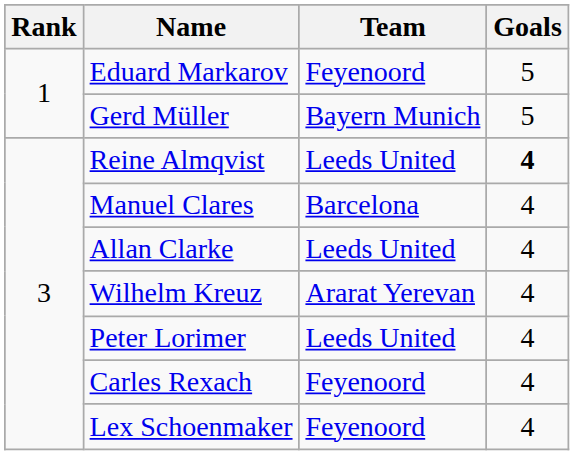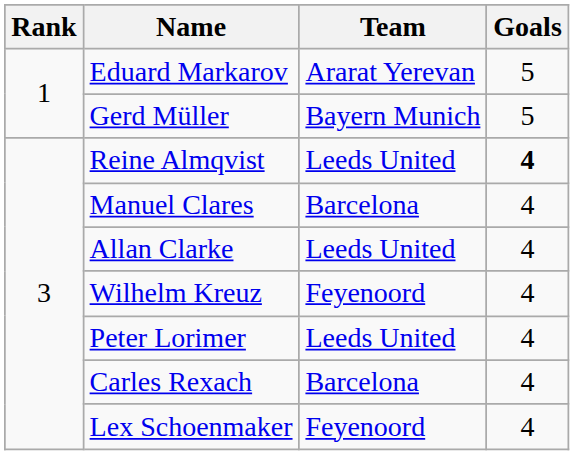(365, 71) Feyenoord -> (390, 71) Ararat Yerevan
(390, 293) Ararat Yerevan -> (365, 293) Feyenoord
(365, 381) Feyenoord -> (362, 381) Barcelona
